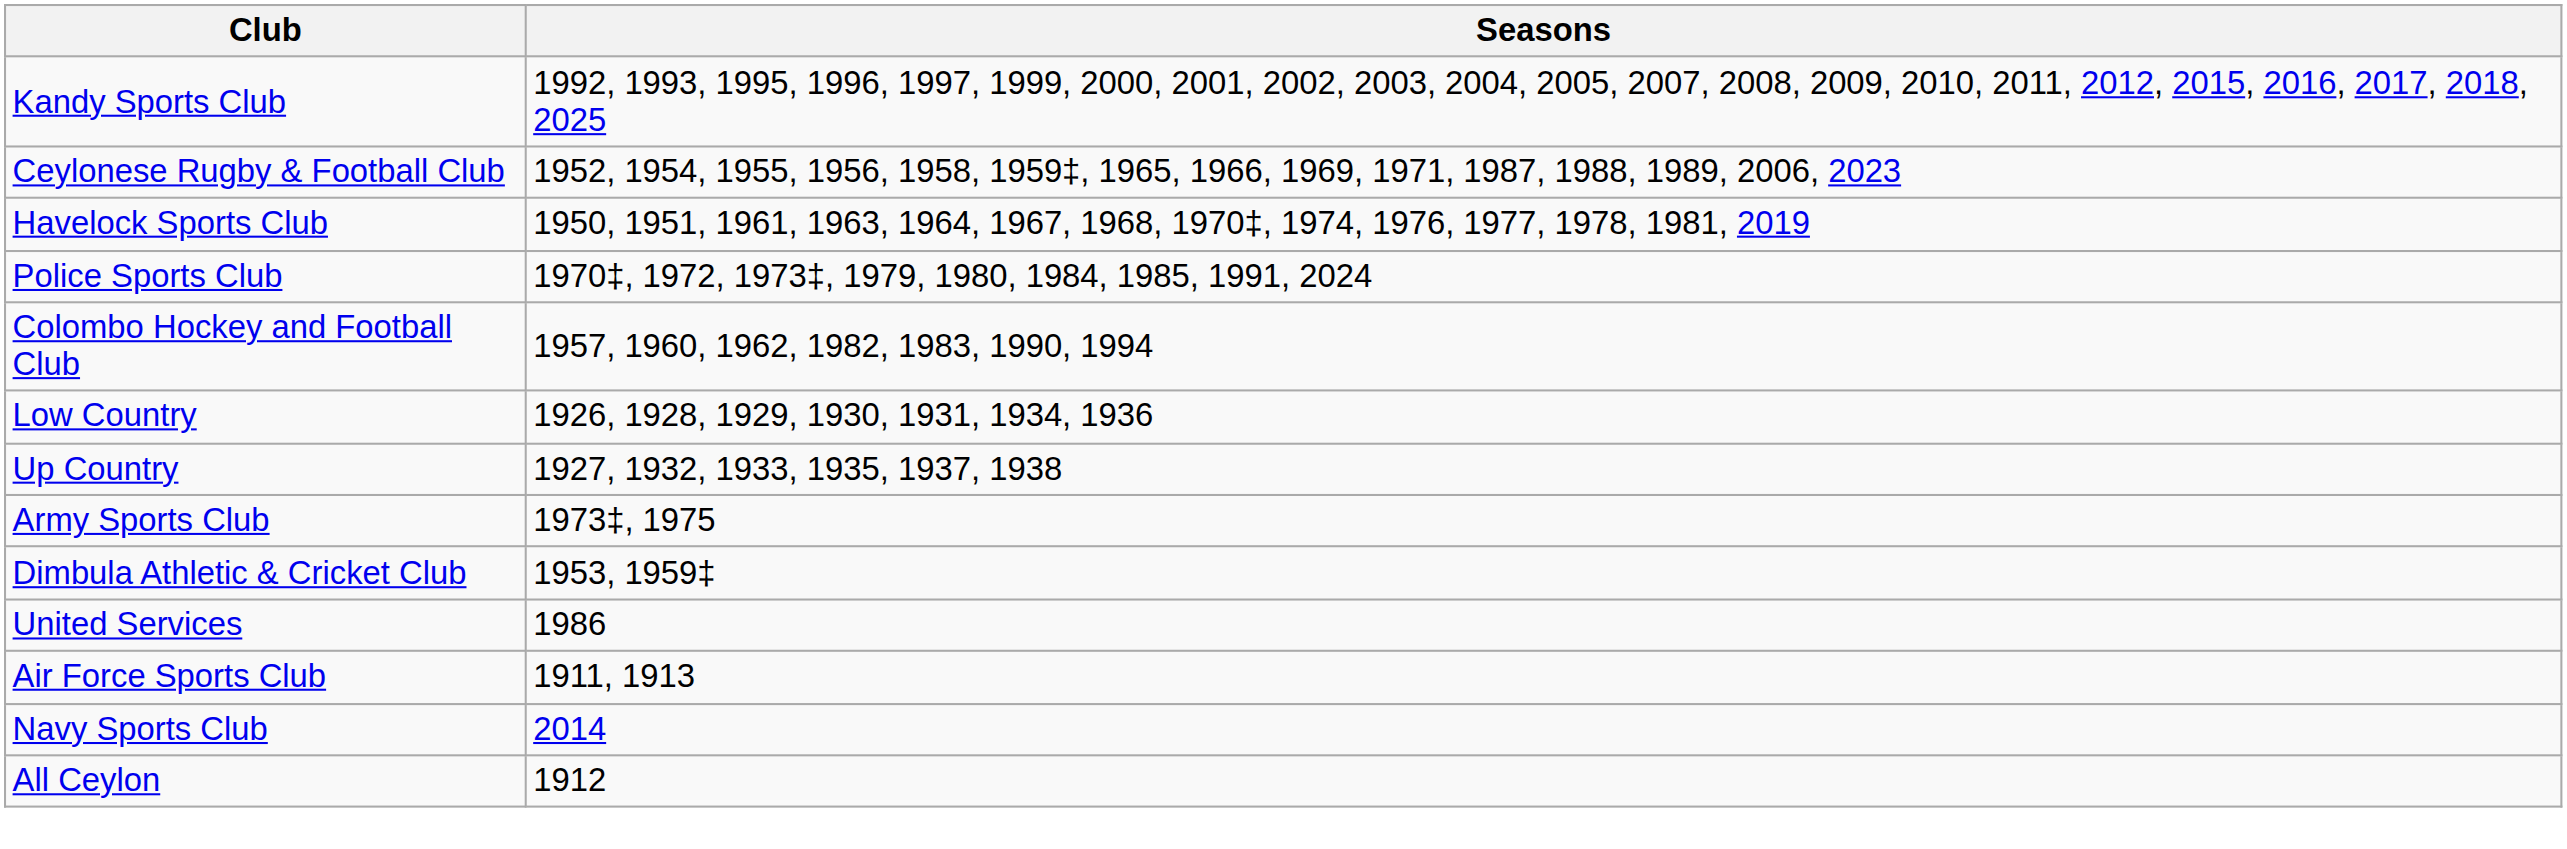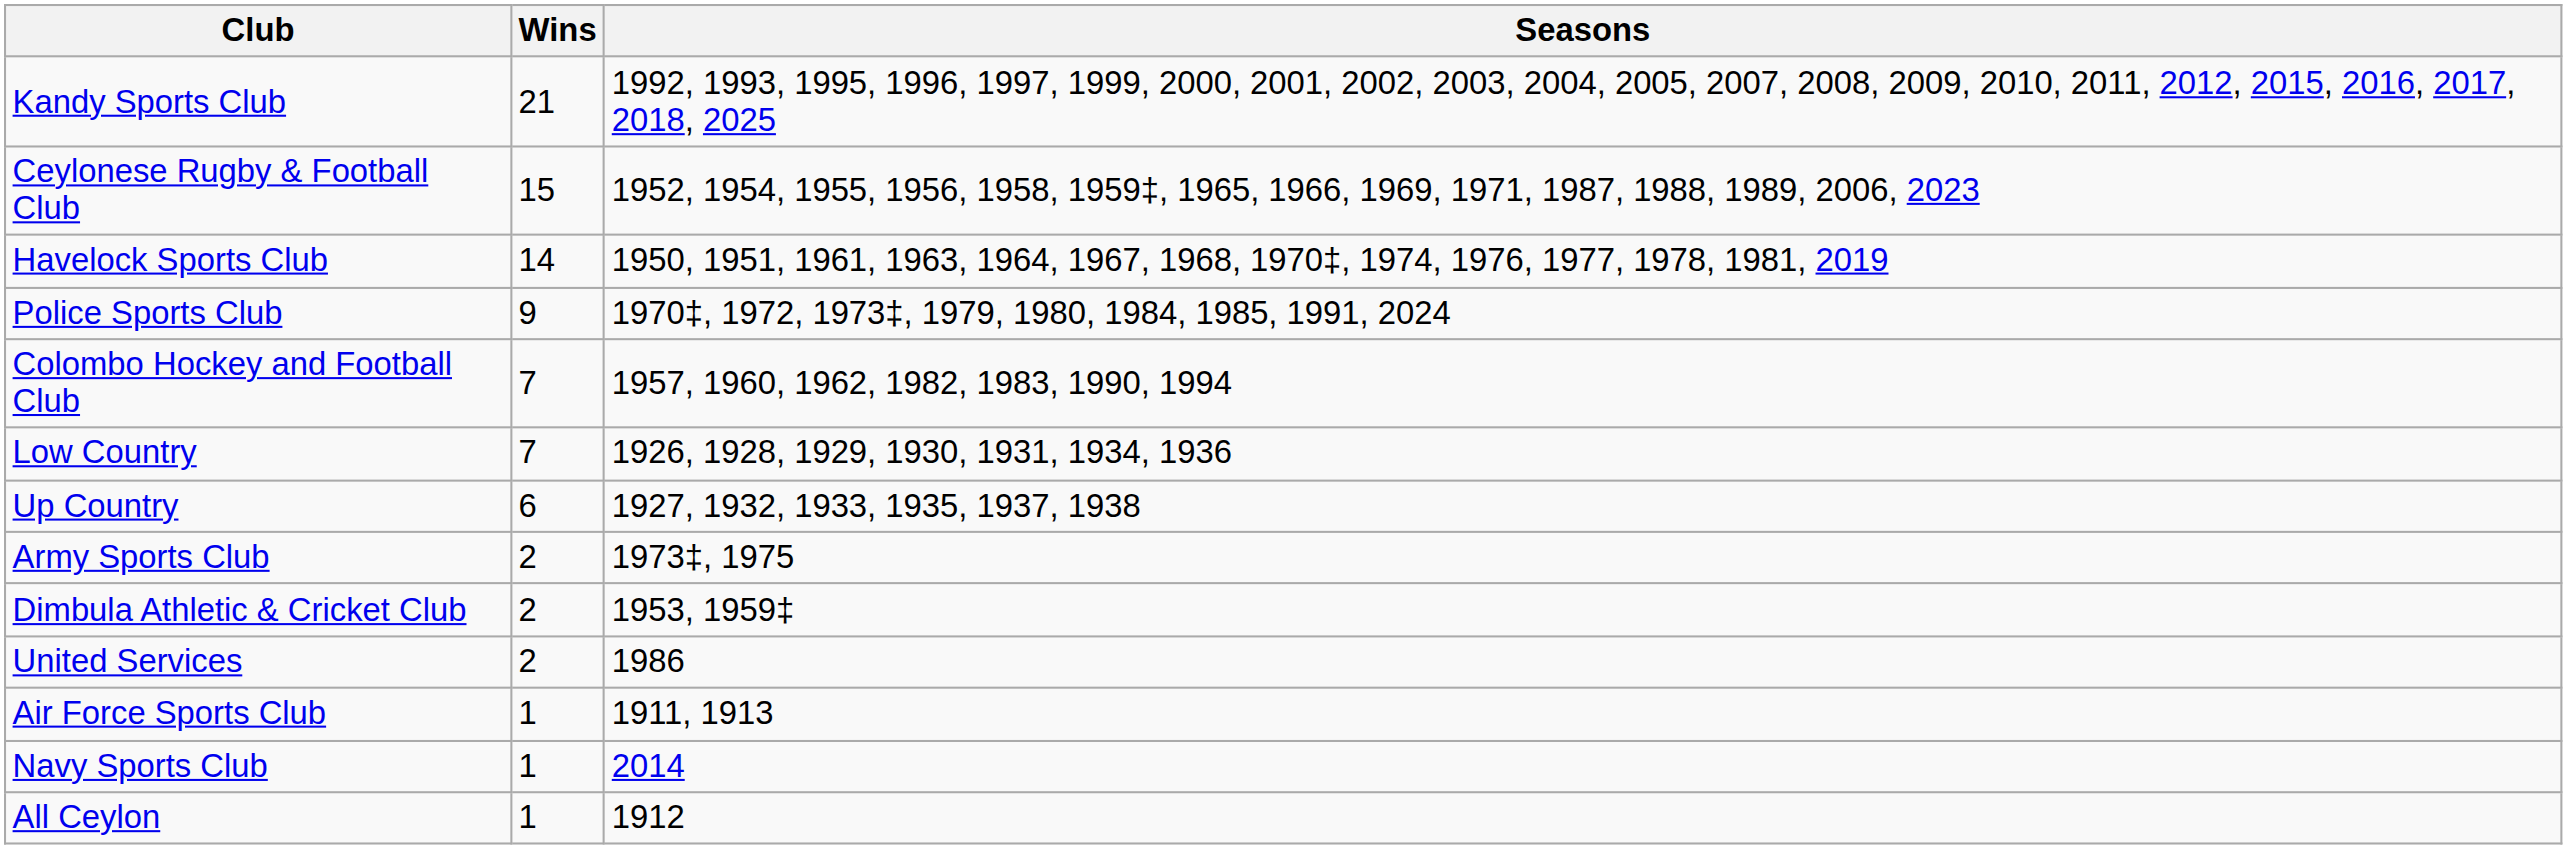+ column: (558, 30)
